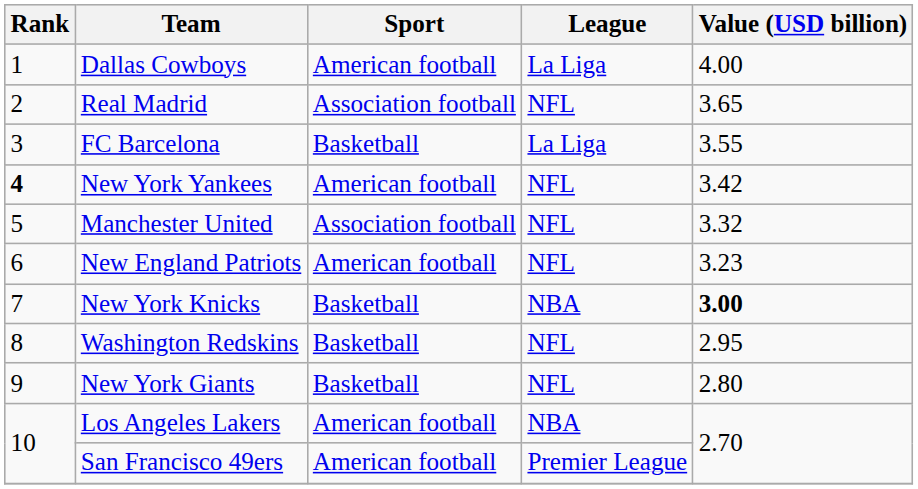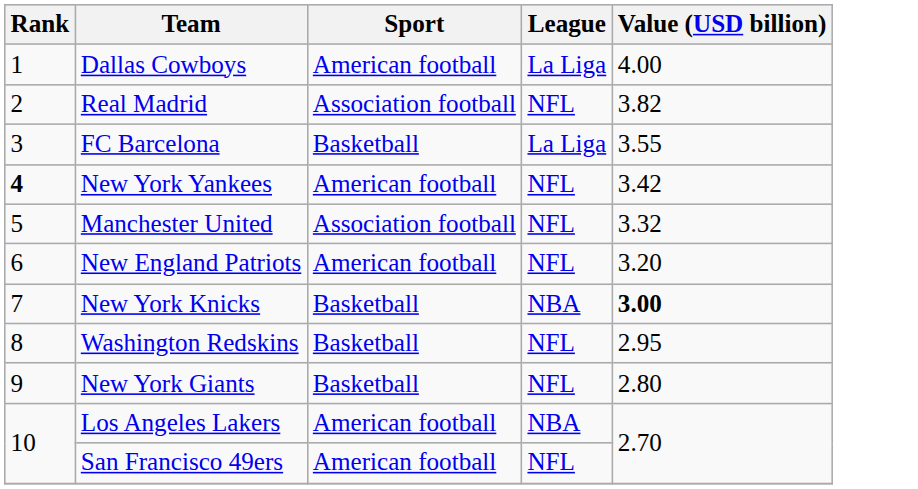(721, 104) 3.65 -> (640, 104) 3.82
(721, 263) 3.23 -> (640, 263) 3.20
(607, 462) Premier League -> (551, 462) NFL
